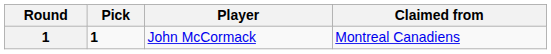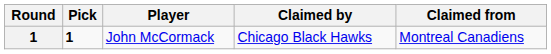+ column: (315, 15)
